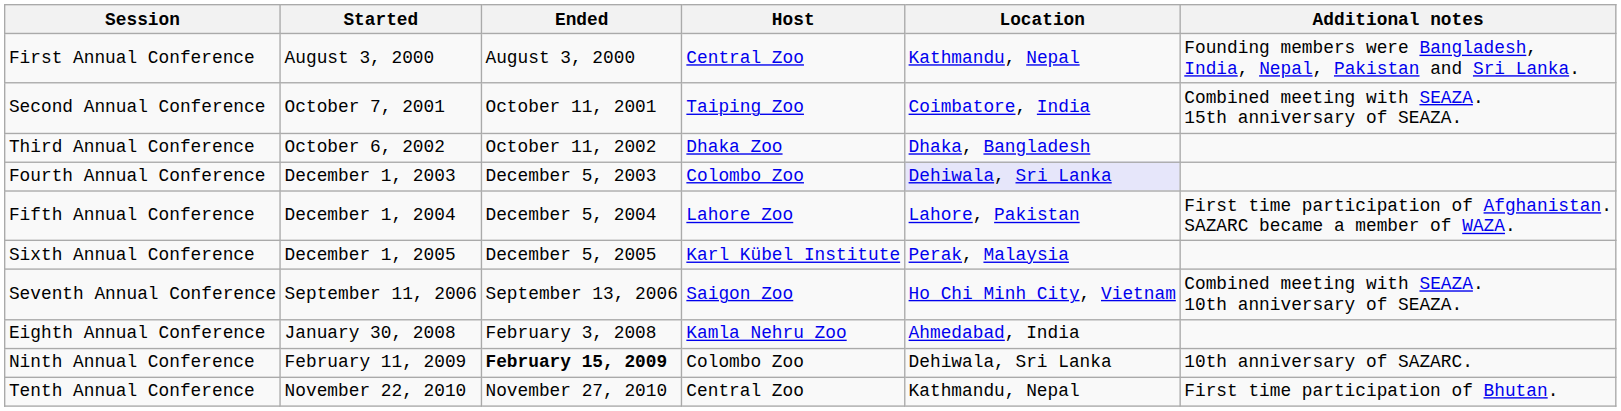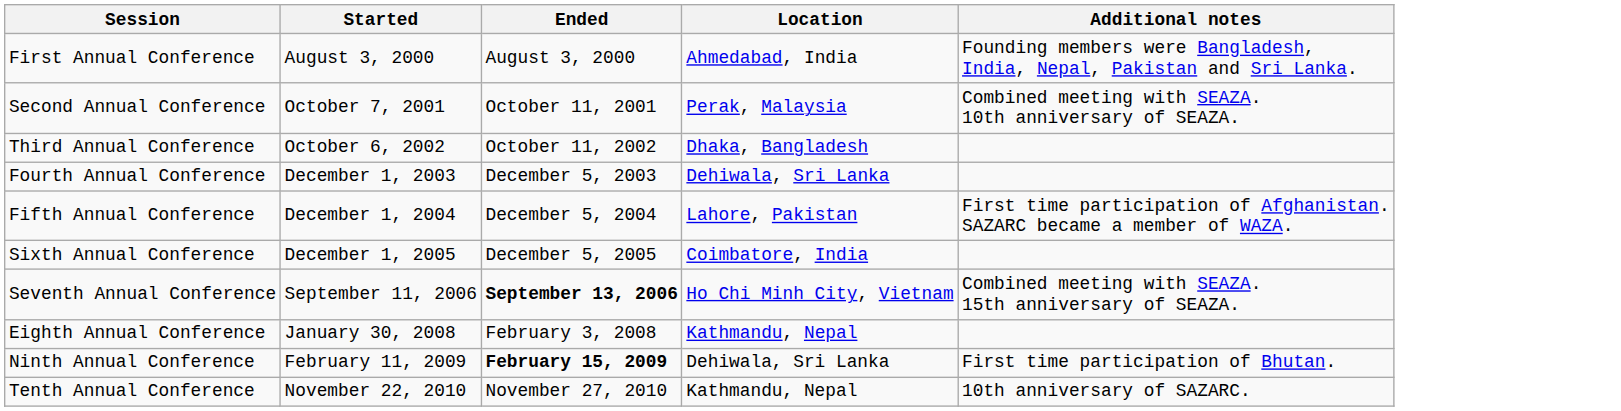- column: (793, 19)
(994, 59) Kathmandu, Nepal -> (772, 59) Ahmedabad, India
(999, 108) Coimbatore, India -> (767, 108) Perak, Malaysia
(1334, 108) Combined meeting with SEAZA. 15th anniversary of SEAZA. -> (1112, 108) Combined meeting with SEAZA. 10th anniversary of SEAZA.
(1010, 176) lavender background -> (788, 176) no background
(989, 255) Perak, Malaysia -> (777, 255) Coimbatore, India
(582, 294) normal -> (582, 294) bold
(1334, 294) Combined meeting with SEAZA. 10th anniversary of SEAZA. -> (1112, 294) Combined meeting with SEAZA. 15th anniversary of SEAZA.
(994, 334) Ahmedabad, India -> (772, 334) Kathmandu, Nepal
(1329, 363) 10th anniversary of SAZARC. -> (1149, 363) First time participation of Bhutan.
(1371, 392) First time participation of Bhutan. -> (1106, 392) 10th anniversary of SAZARC.
